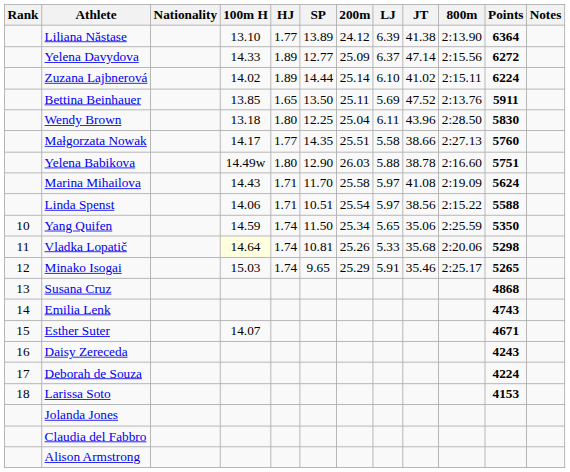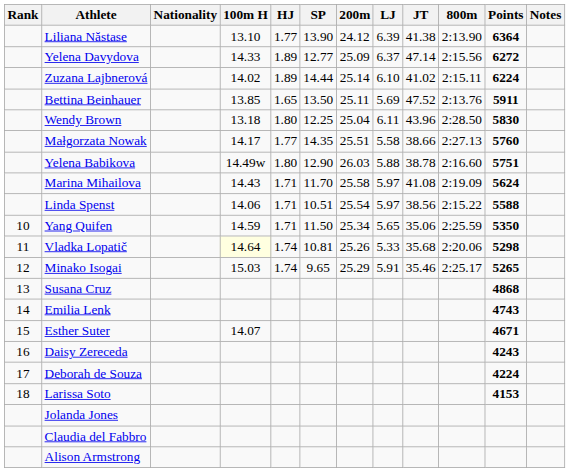(318, 36) 13.89 -> (318, 36) 13.90
(286, 225) 1.74 -> (286, 225) 1.71
